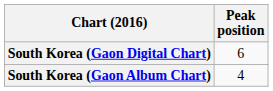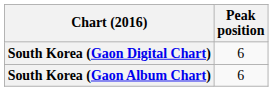(241, 75) 4 -> (241, 75) 6
